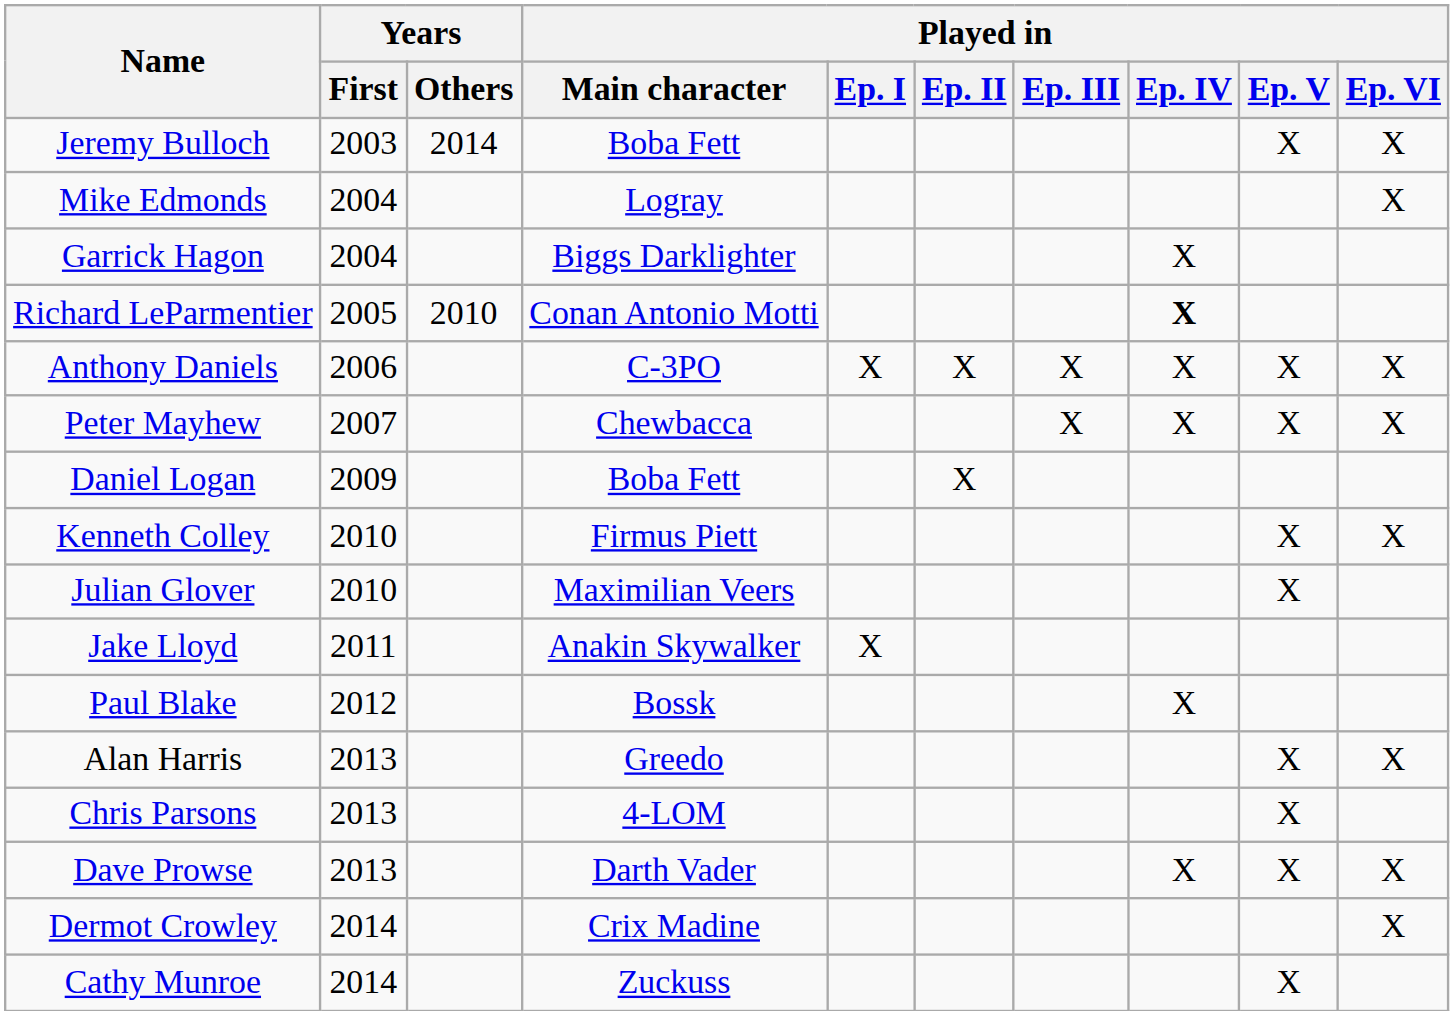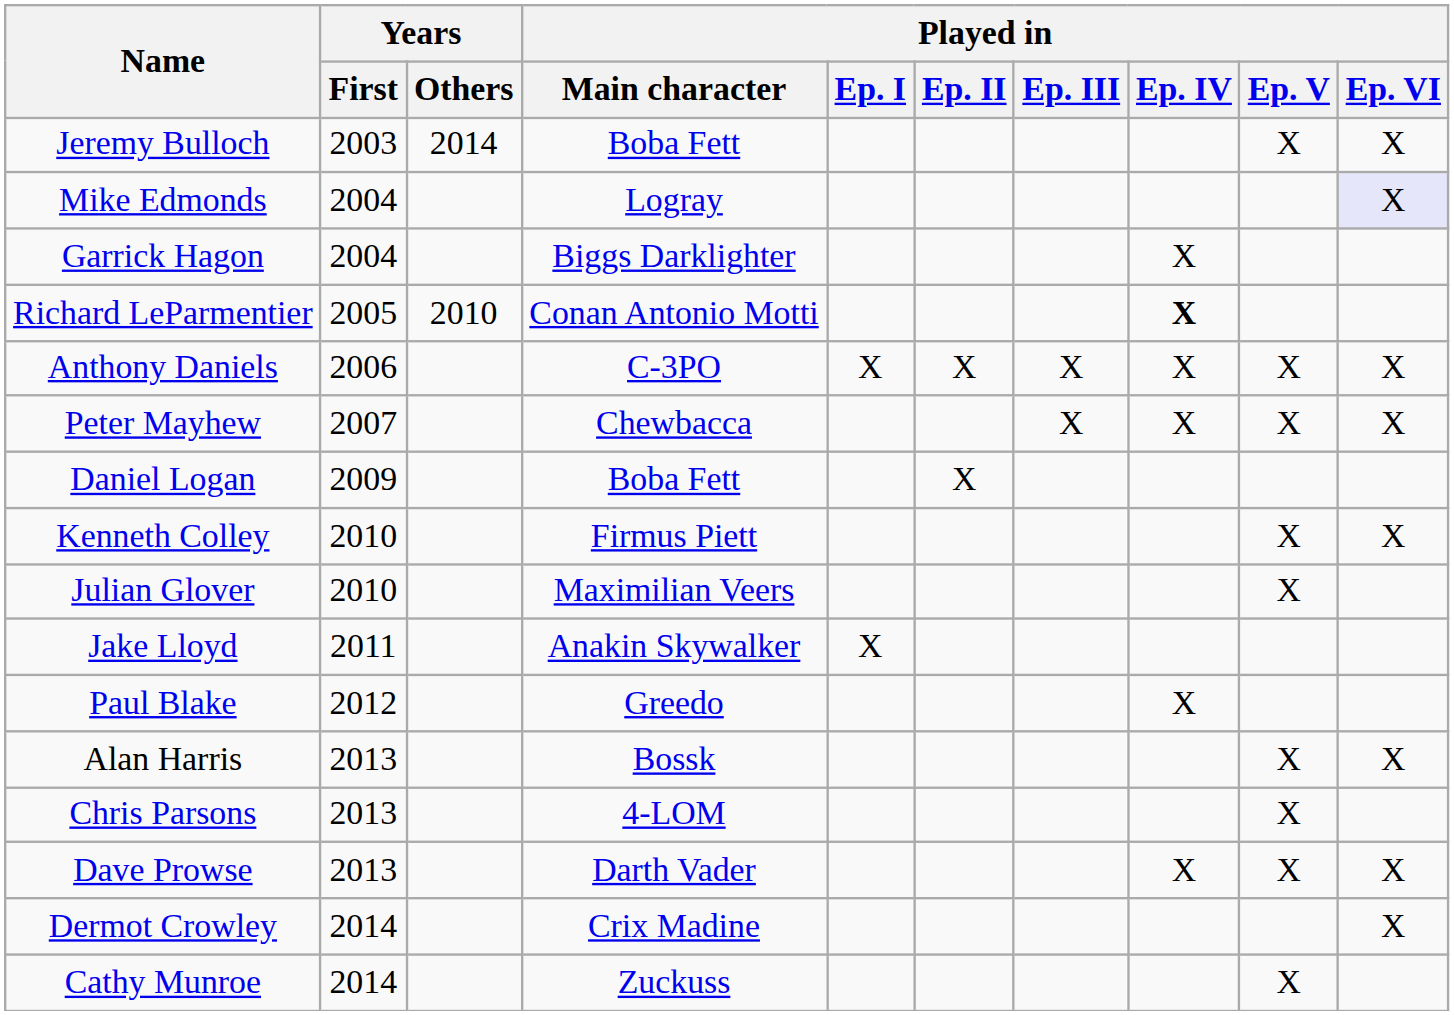(1393, 200) no background -> (1393, 200) lavender background
(674, 702) Bossk -> (674, 702) Greedo
(674, 758) Greedo -> (674, 758) Bossk
